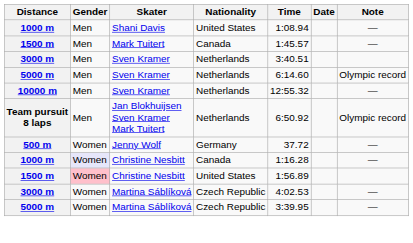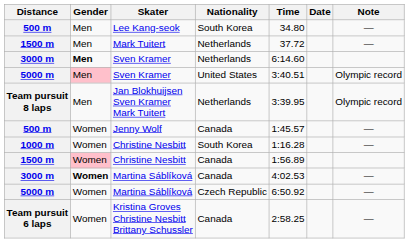+ row: (37, 28)
- row: (37, 28)
(213, 43) Canada -> (224, 43) Netherlands
(292, 43) 1:45.57 -> (292, 43) 37.72
(82, 59) normal -> (83, 59) bold
(292, 59) 3:40.51 -> (288, 59) 6:14.60
(82, 75) no background -> (82, 75) pink background
(223, 75) Netherlands -> (227, 75) United States
(292, 75) 6:14.60 -> (288, 75) 3:40.51
- row: (37, 91)
(292, 117) 6:50.92 -> (288, 102) 3:39.95
(216, 144) Germany -> (215, 129) Canada
(296, 144) 37.72 -> (288, 129) 1:45.57
(90, 160) lavender background -> (90, 144) no background
(213, 160) Canada -> (225, 144) South Korea
(226, 176) United States -> (215, 160) Canada
(90, 192) normal -> (91, 176) bold
(231, 192) Czech Republic -> (215, 176) Canada
(292, 207) 3:39.95 -> (288, 192) 6:50.92
+ row: (37, 218)
